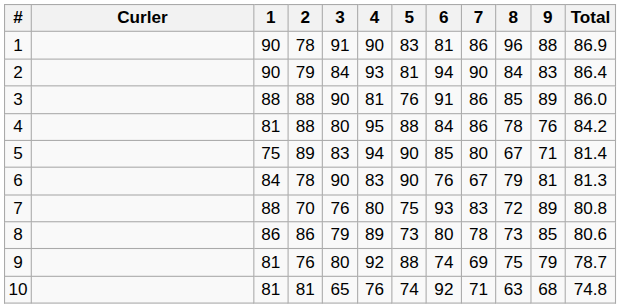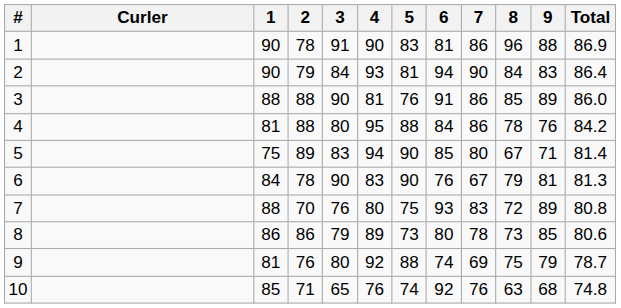(271, 289) 81 -> (271, 289) 85
(305, 289) 81 -> (305, 289) 71
(479, 289) 71 -> (479, 289) 76
